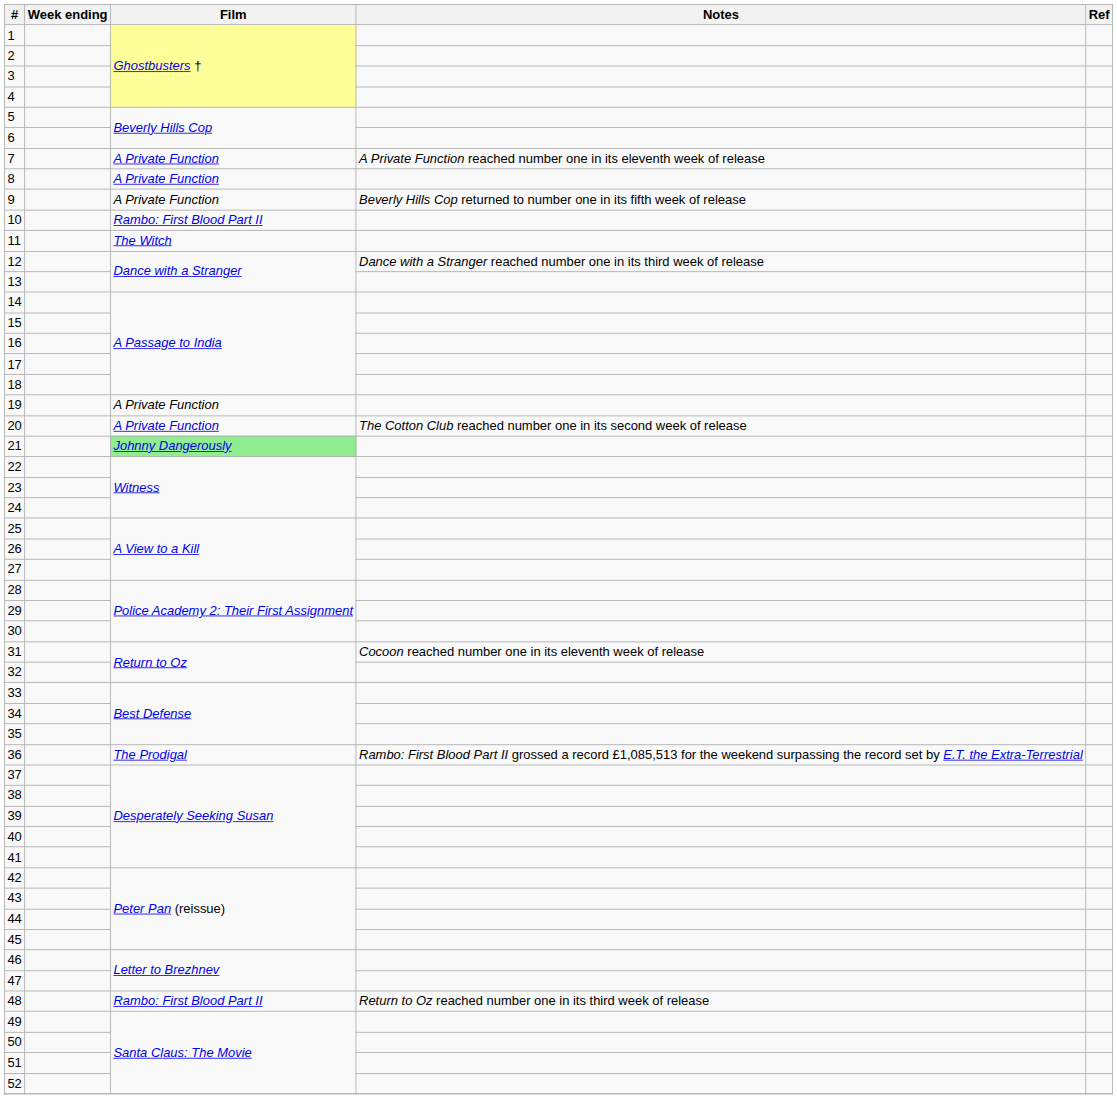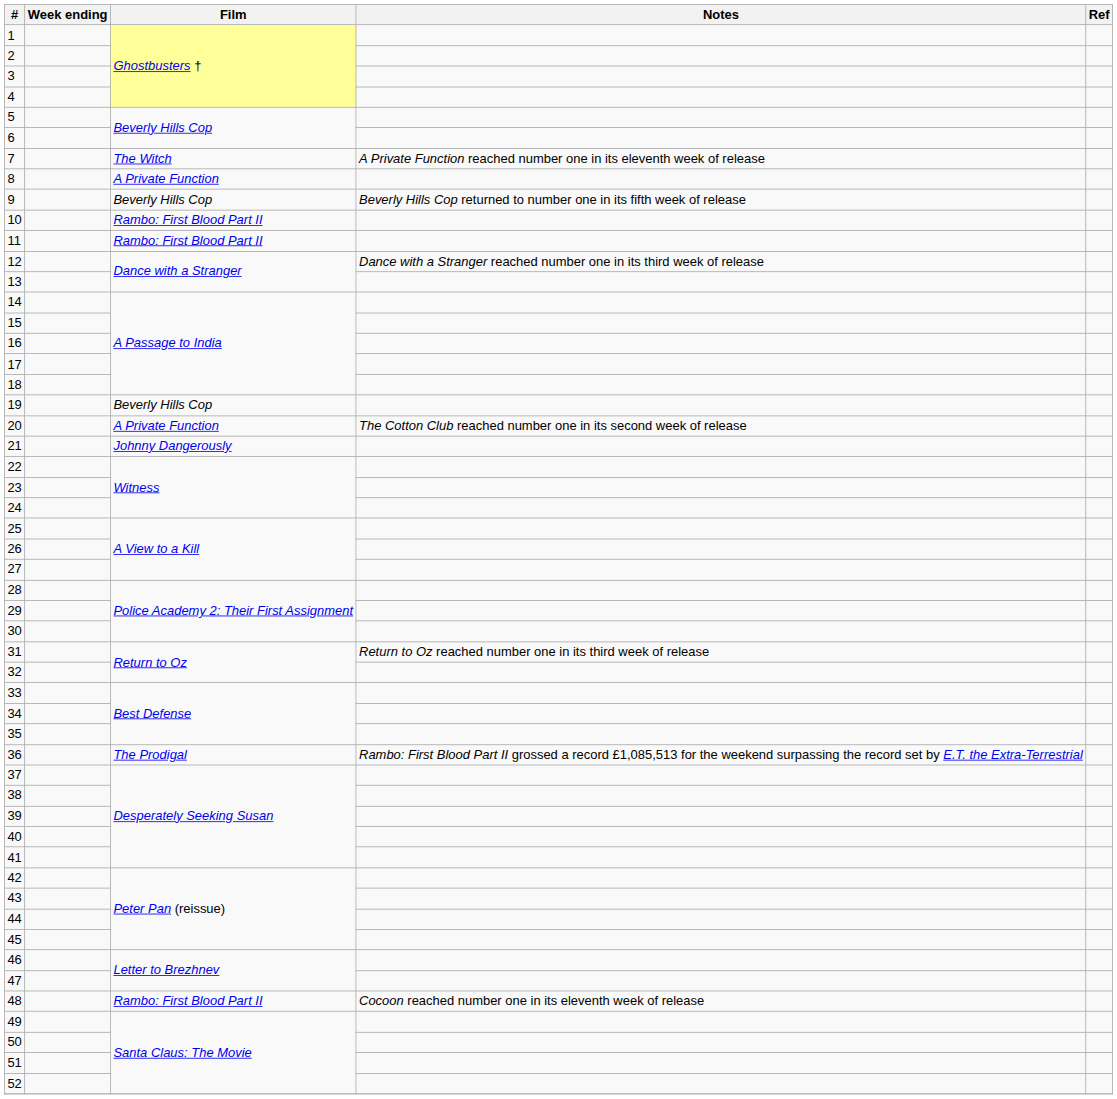(166, 158) A Private Function -> (143, 158) The Witch
(166, 199) A Private Function -> (163, 199) Beverly Hills Cop
(143, 240) The Witch -> (188, 240) Rambo: First Blood Part II
(166, 405) A Private Function -> (163, 405) Beverly Hills Cop
(173, 446) lightgreen background -> (173, 446) no background
(532, 651) Cocoon reached number one in its eleventh week of release -> (534, 651) Return to Oz reached number one in its third week of release
(534, 1001) Return to Oz reached number one in its third week of release -> (532, 1001) Cocoon reached number one in its eleventh week of release
